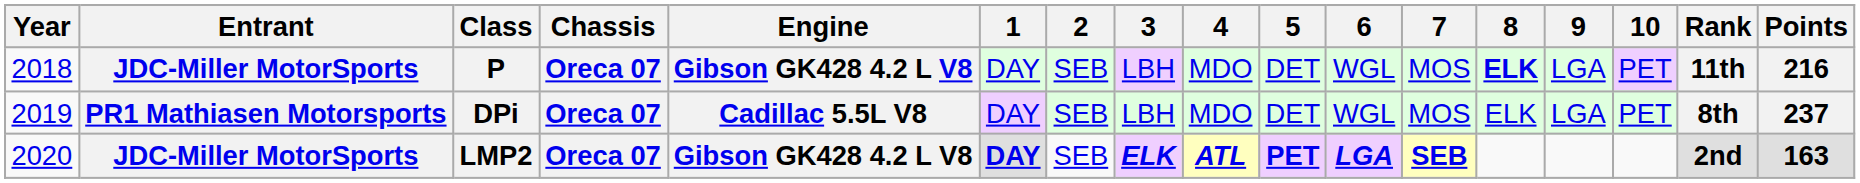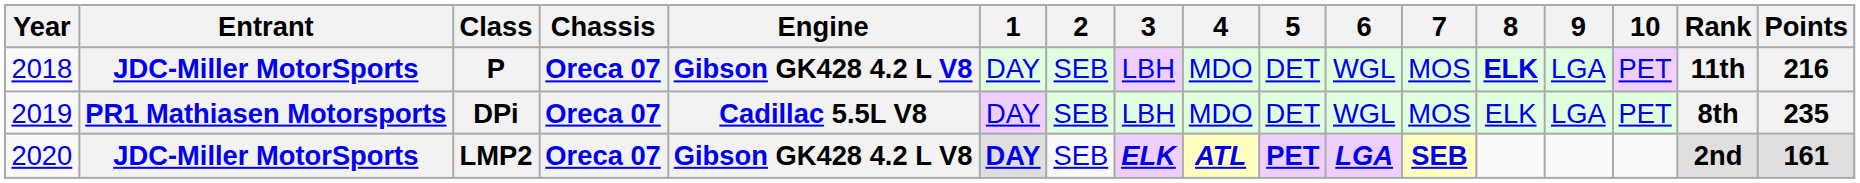(1806, 112) 237 -> (1806, 112) 235
(1806, 155) 163 -> (1806, 155) 161
